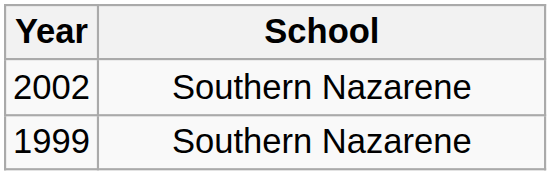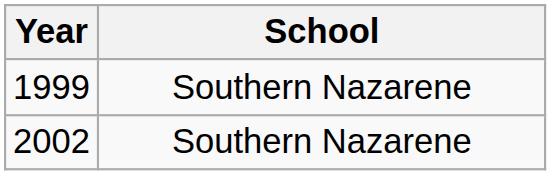rows swapped: (51, 141) <-> (51, 86)
